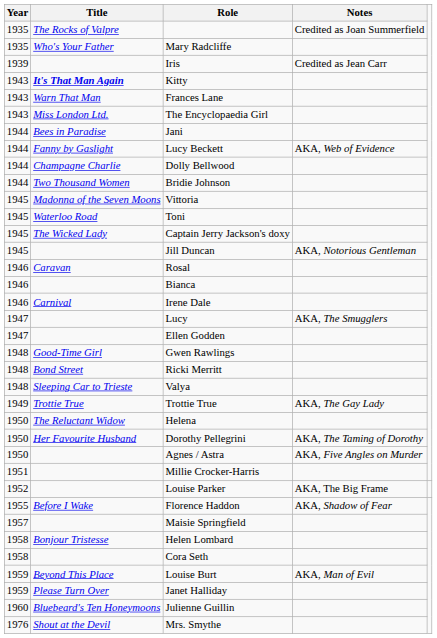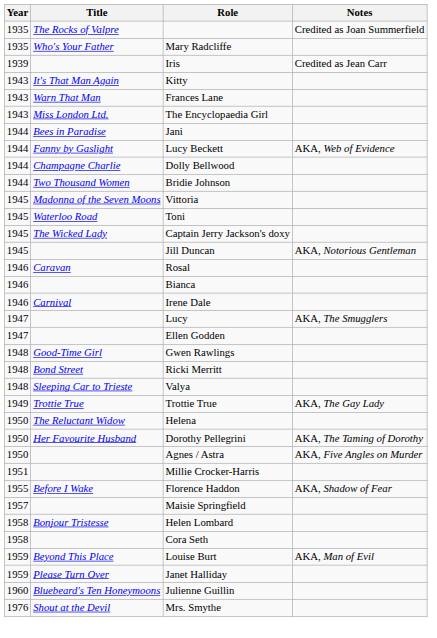(78, 81) bold -> (76, 81) normal
- row: (195, 489)
